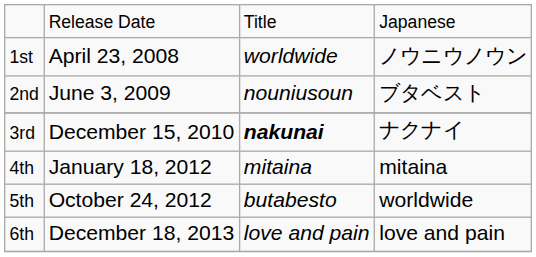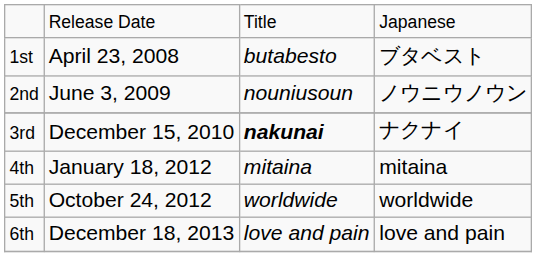(291, 56) worldwide -> (290, 56) butabesto
(453, 56) ノウニウノウン -> (432, 56) ブタベスト
(432, 93) ブタベスト -> (453, 93) ノウニウノウン
(290, 200) butabesto -> (291, 200) worldwide
